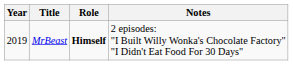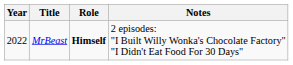(17, 40) 2019 -> (17, 40) 2022
